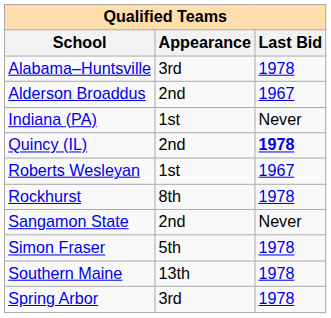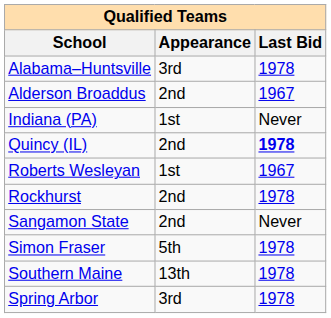(170, 196) 8th -> (172, 196) 2nd
